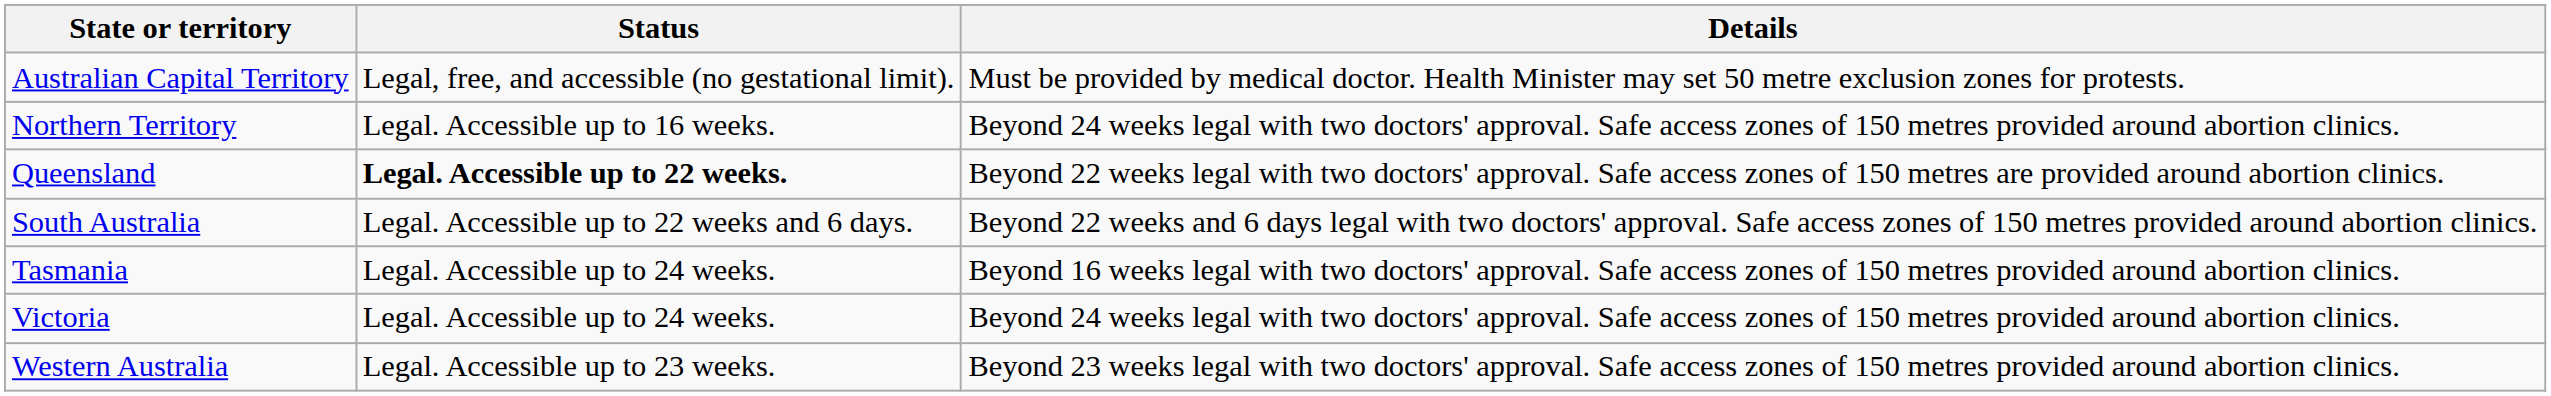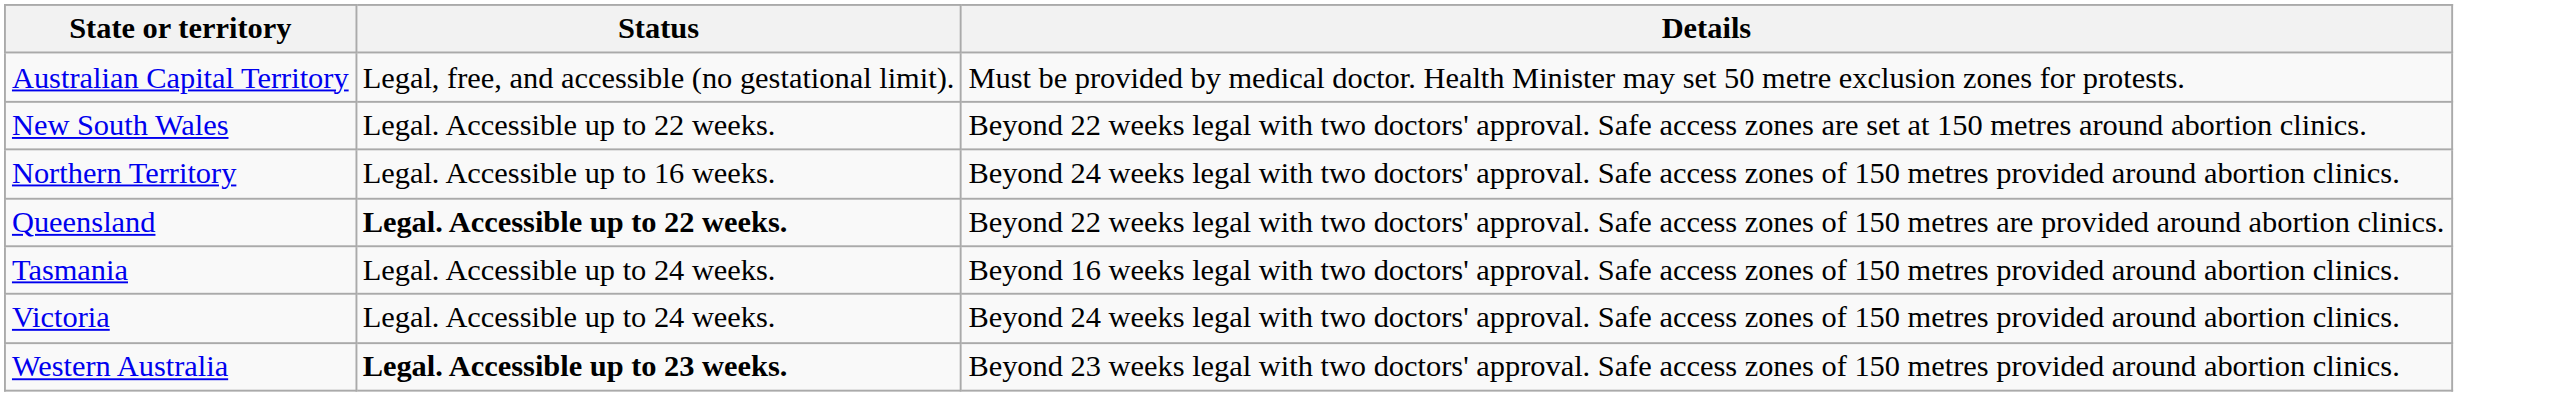+ row: (120, 125)
- row: (106, 221)
(569, 366) normal -> (575, 366) bold
